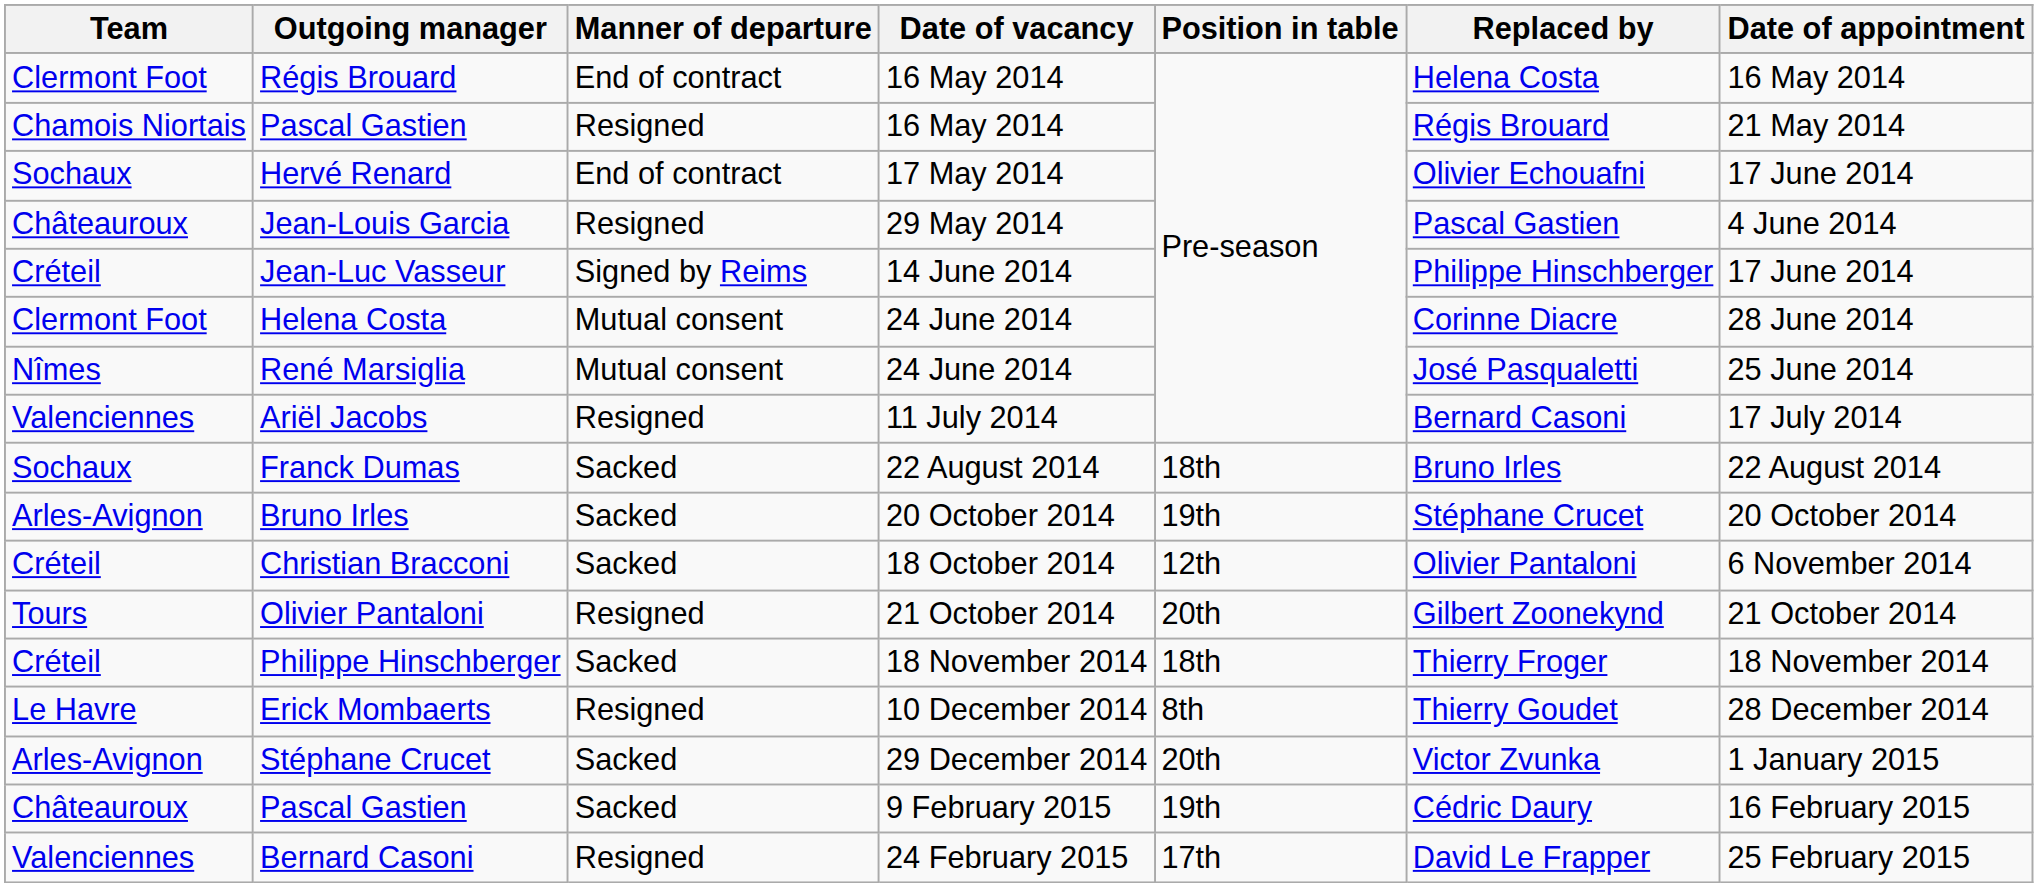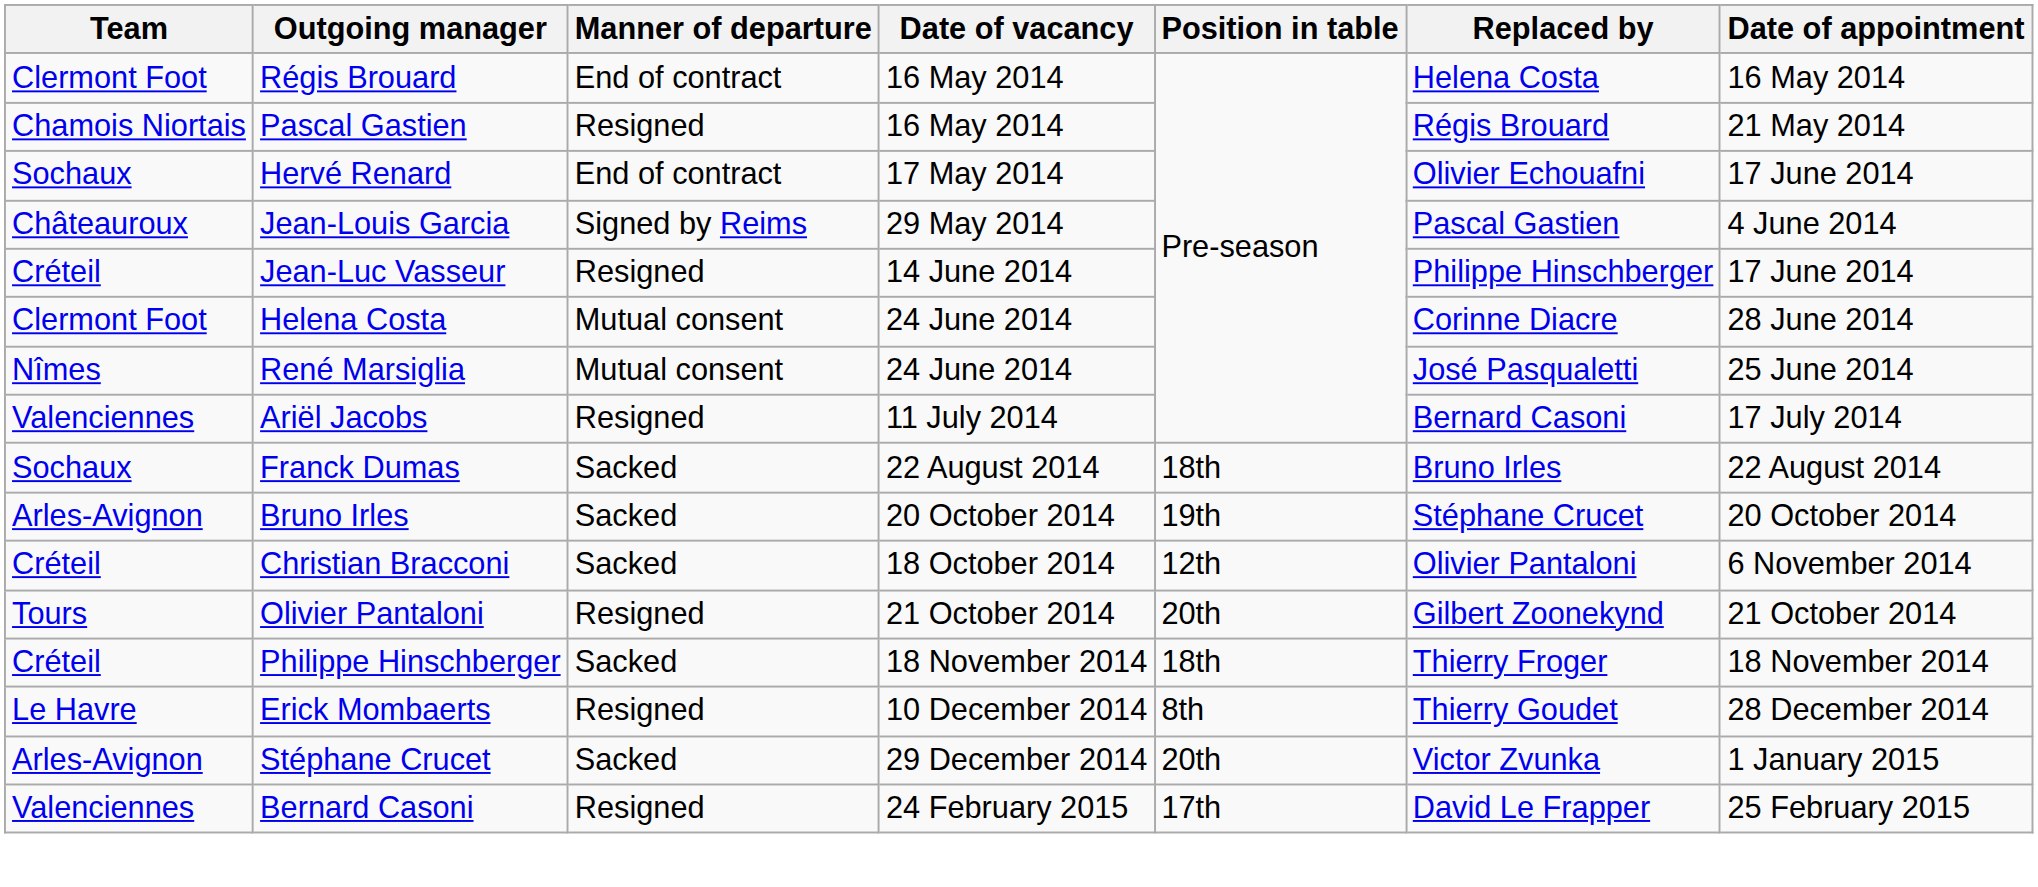(640, 223) Resigned -> (691, 223) Signed by Reims
(691, 272) Signed by Reims -> (640, 272) Resigned
- row: (363, 808)
